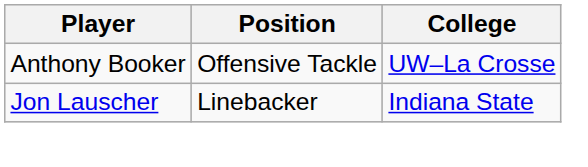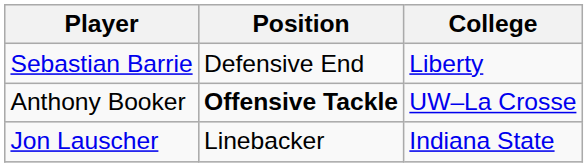+ row: (102, 63)
(287, 63) normal -> (301, 102) bold
